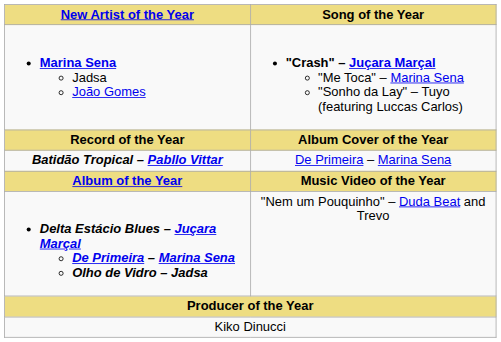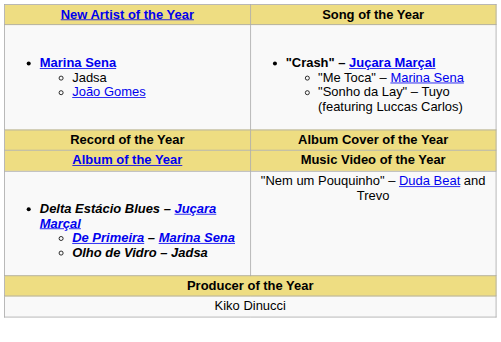- row: (127, 160)
